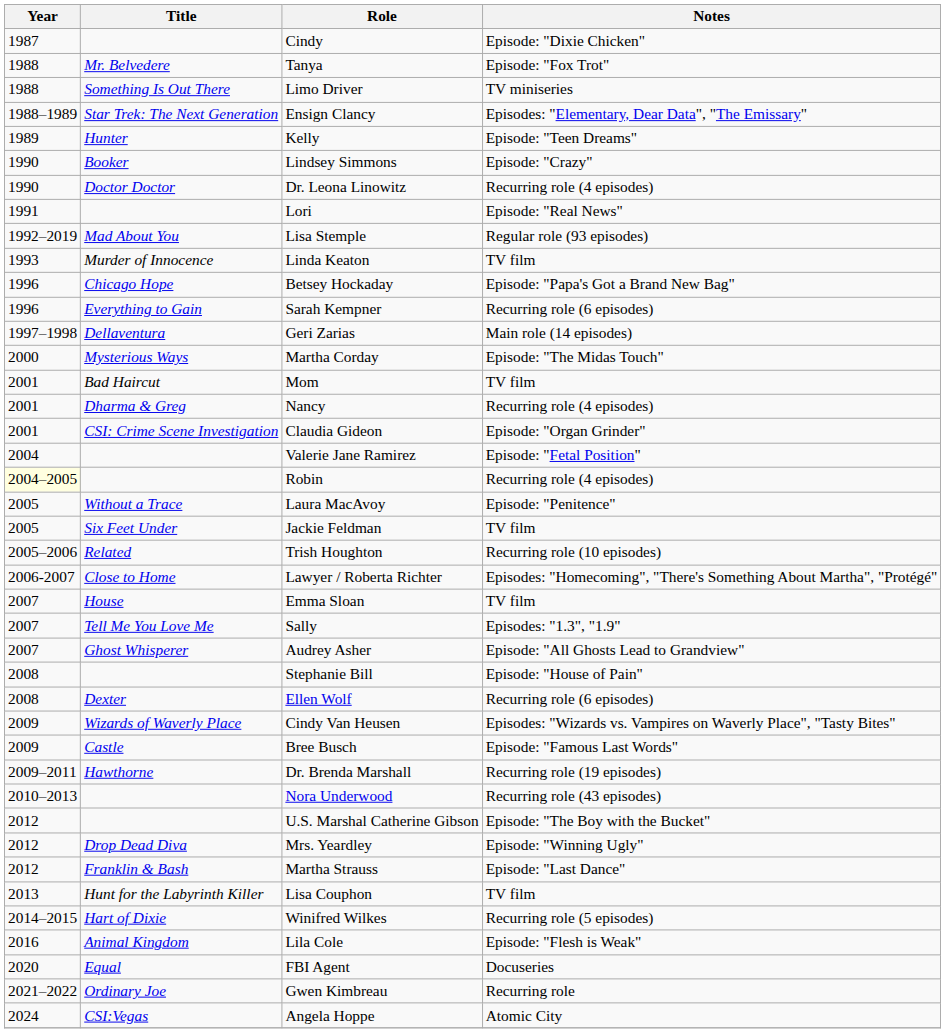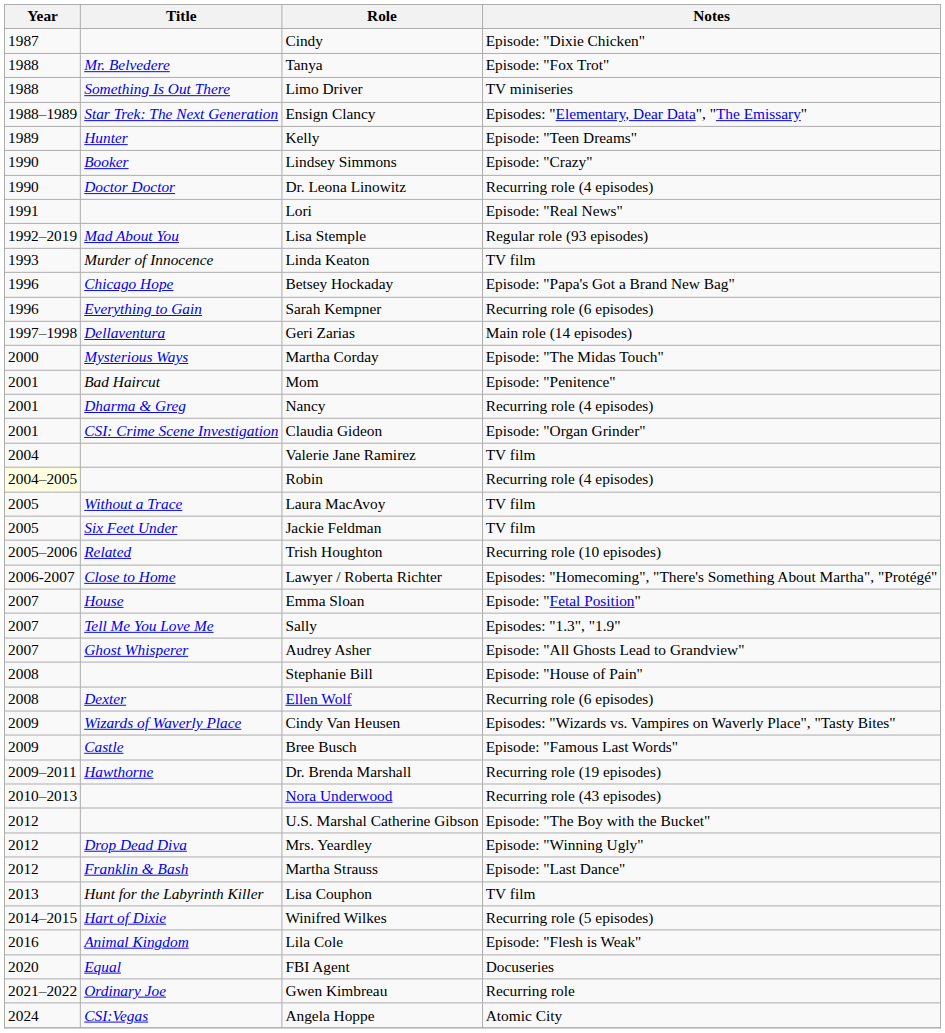(511, 382) TV film -> (551, 382) Episode: "Penitence"
(563, 455) Episode: "Fetal Position" -> (511, 455) TV film
(551, 503) Episode: "Penitence" -> (511, 503) TV film
(511, 601) TV film -> (563, 601) Episode: "Fetal Position"
